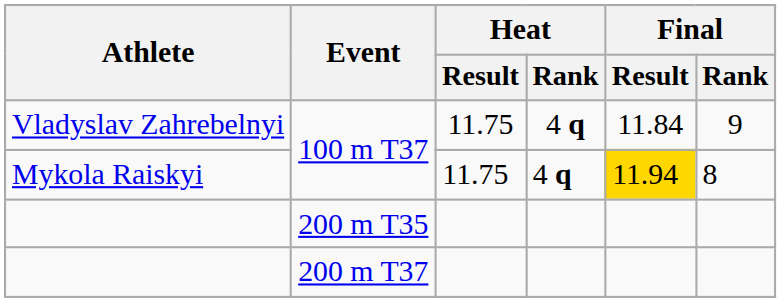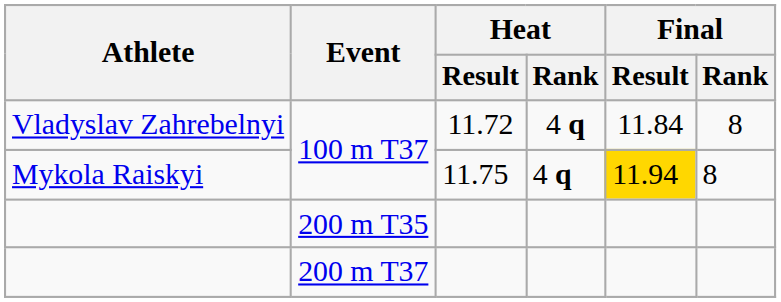(481, 125) 11.75 -> (481, 125) 11.72
(735, 125) 9 -> (735, 125) 8
